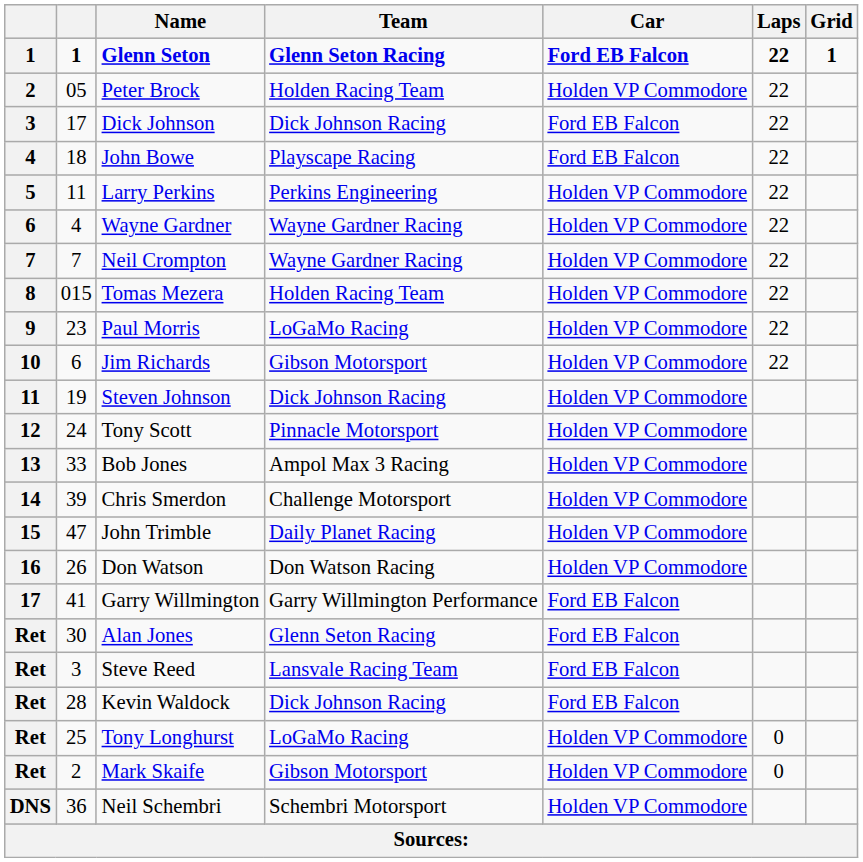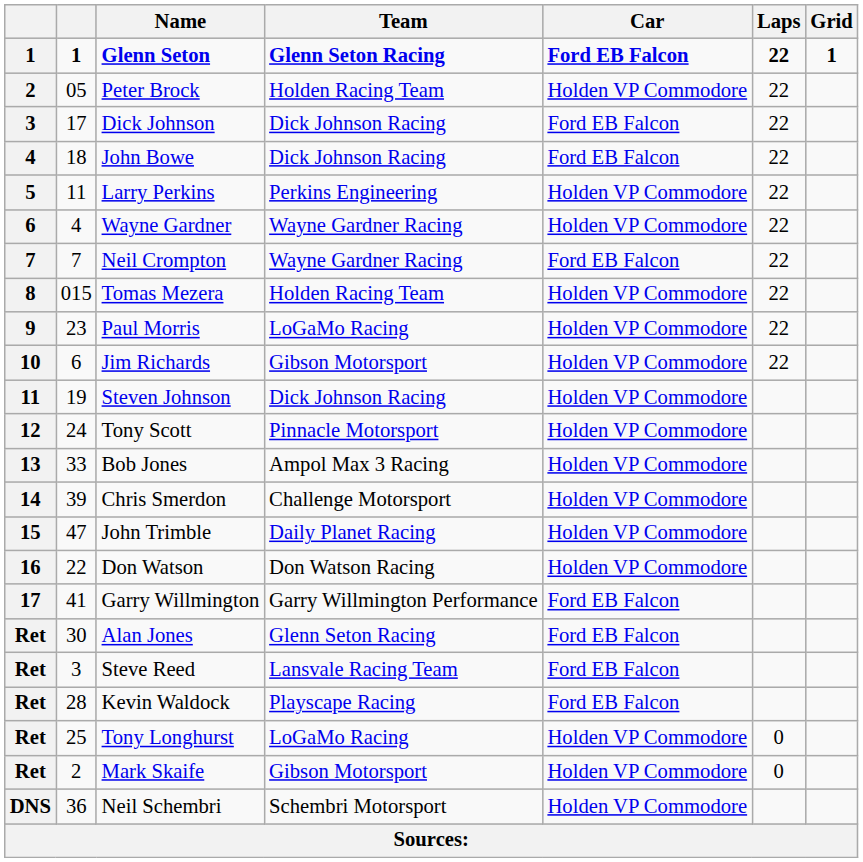(342, 157) Playscape Racing -> (358, 157) Dick Johnson Racing
(647, 259) Holden VP Commodore -> (613, 259) Ford EB Falcon
(76, 566) 26 -> (76, 566) 22
(358, 703) Dick Johnson Racing -> (342, 703) Playscape Racing
